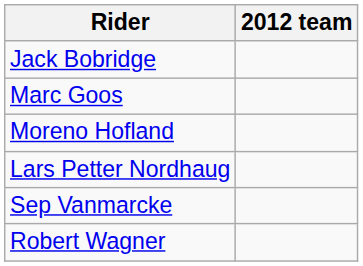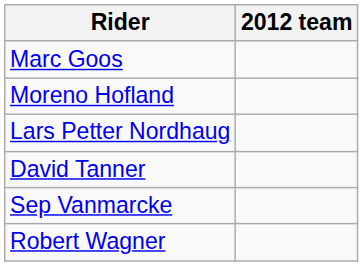- row: (83, 59)
+ row: (78, 168)
